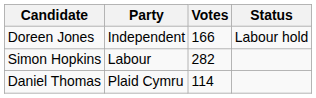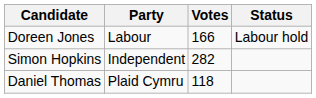(146, 37) Independent -> (129, 37) Labour
(129, 59) Labour -> (146, 59) Independent
(203, 81) 114 -> (203, 81) 118
